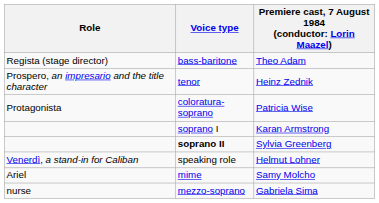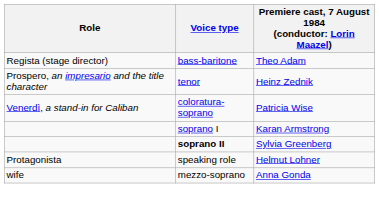(34, 108) Protagonista -> (72, 108) Venerdì, a stand-in for Caliban
(72, 160) Venerdì, a stand-in for Caliban -> (34, 160) Protagonista
- row: (286, 175)
- row: (287, 190)
+ row: (283, 175)
